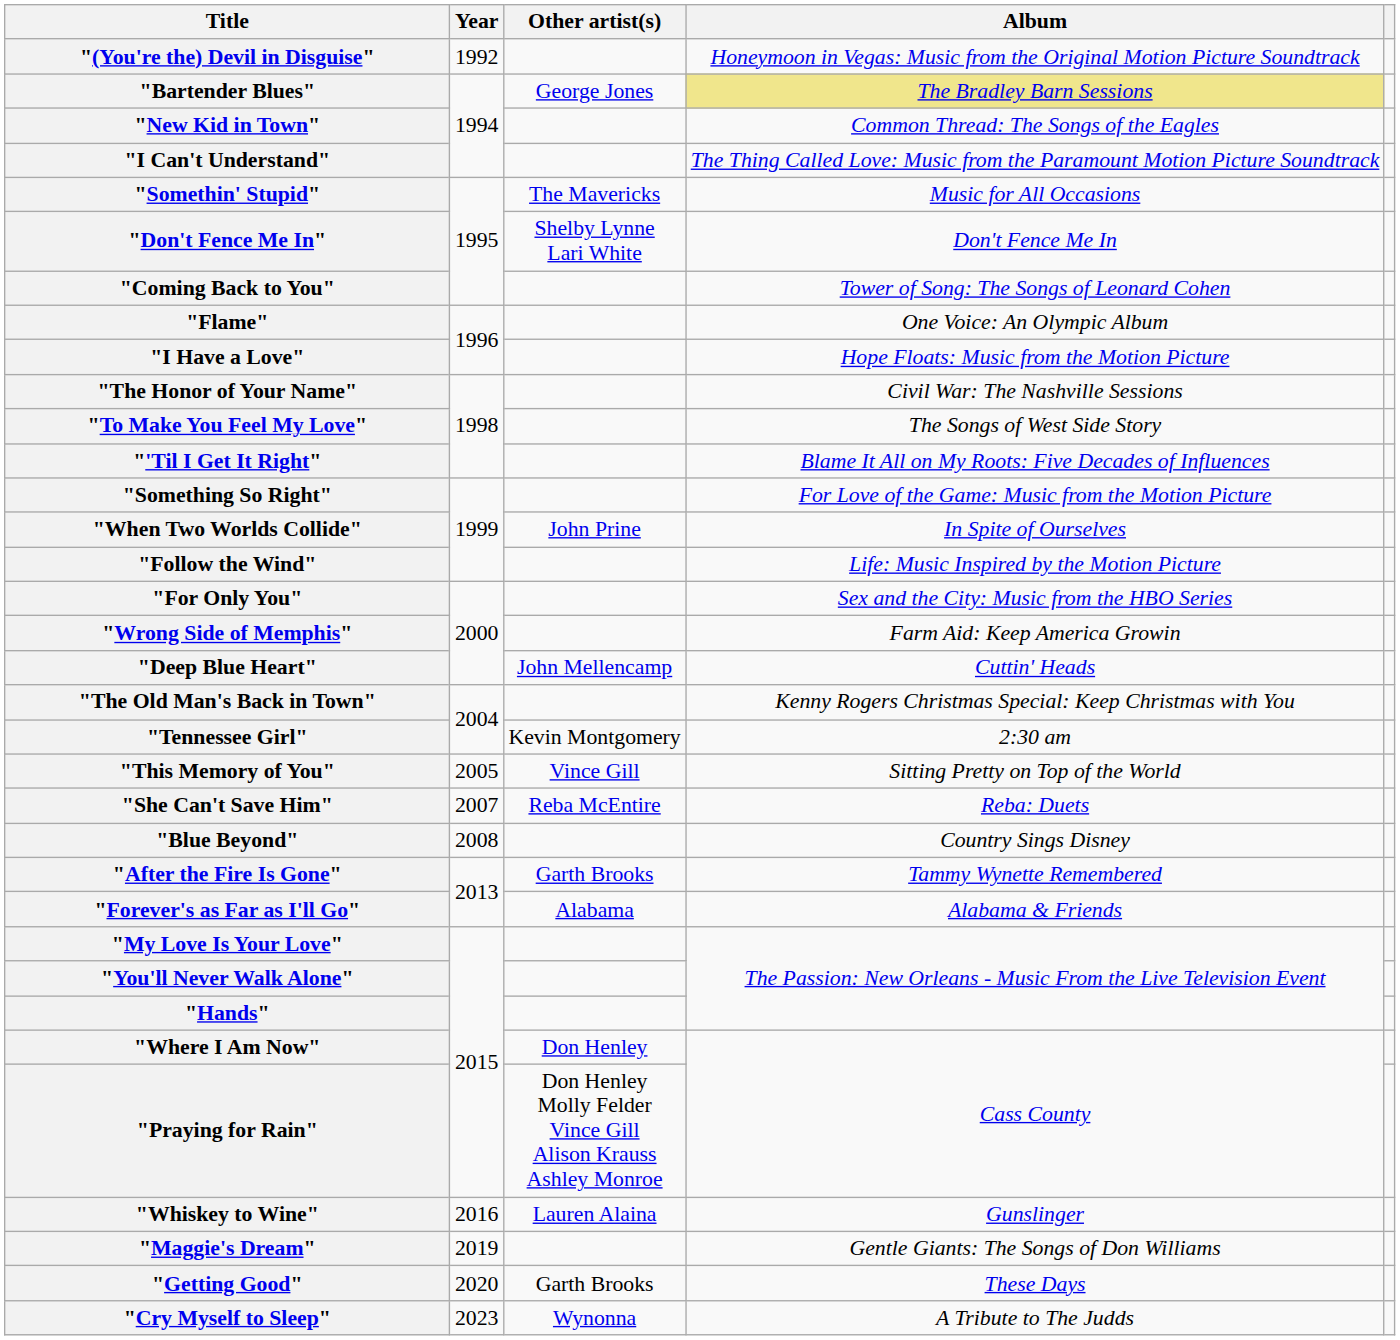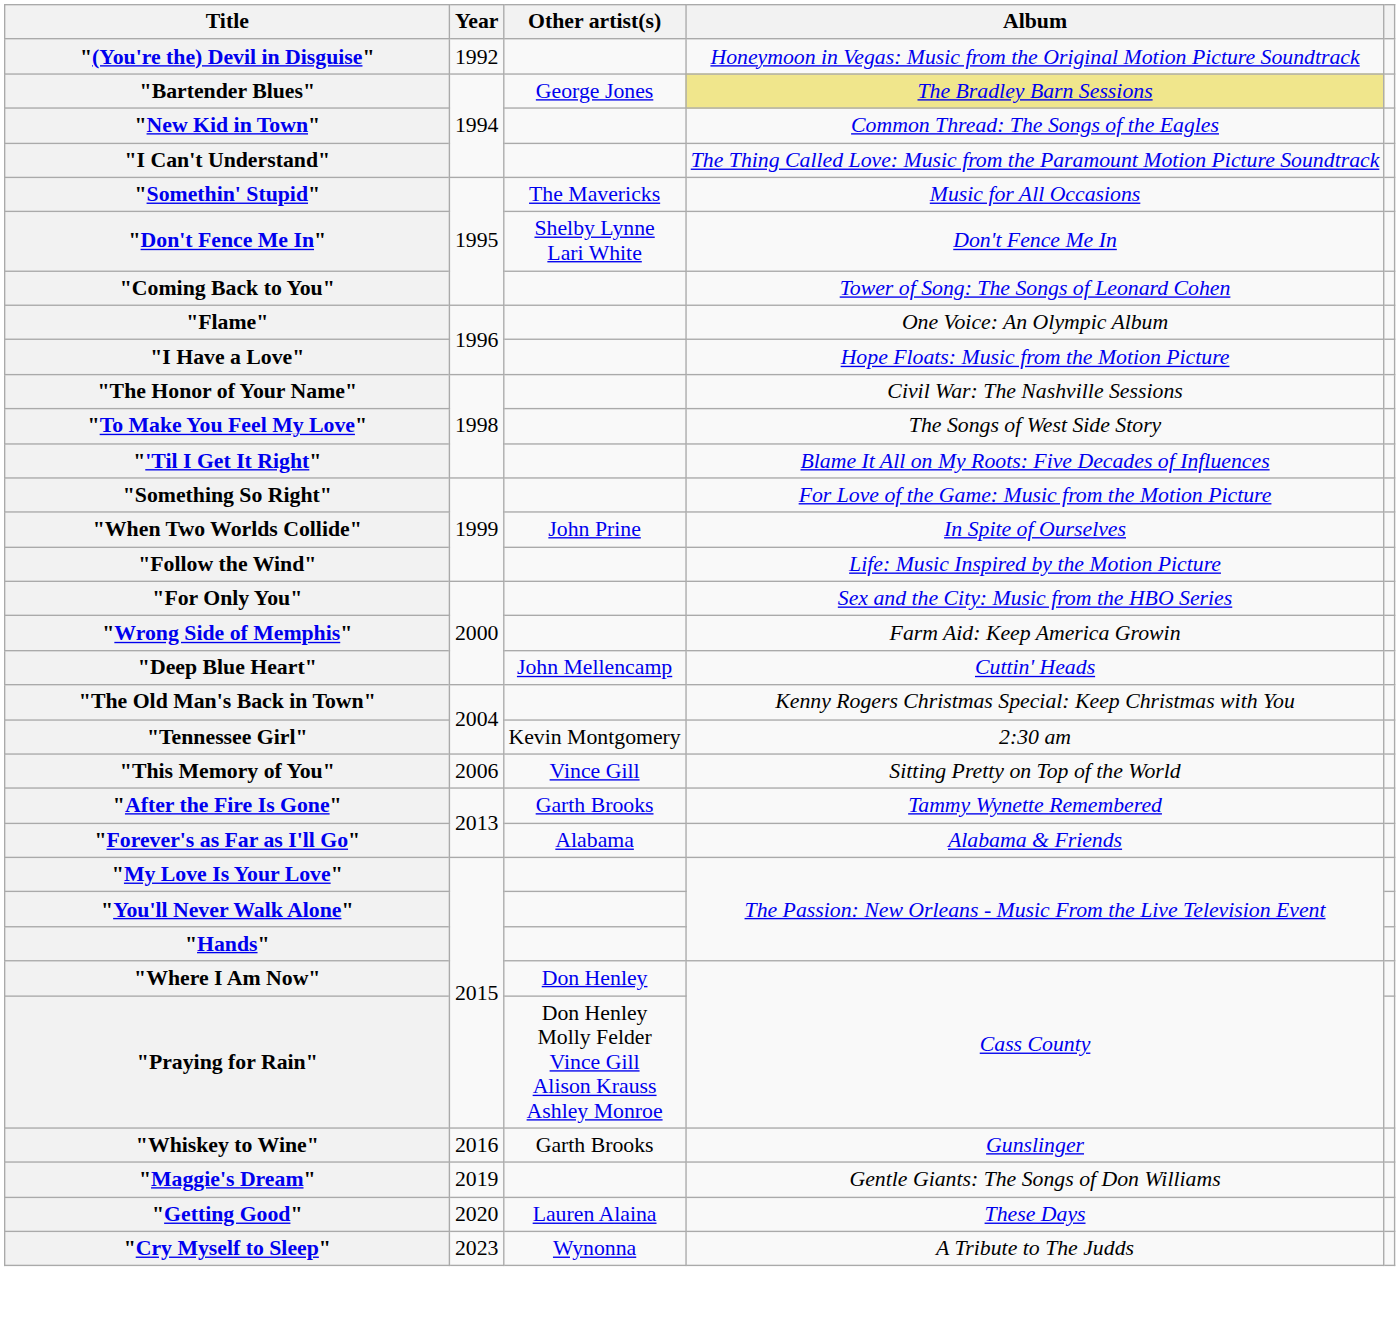(477, 770) 2005 -> (477, 770) 2006
- row: (227, 805)
- row: (227, 839)
(595, 1213) Lauren Alaina -> (595, 1144) Garth Brooks
(595, 1282) Garth Brooks -> (595, 1213) Lauren Alaina
